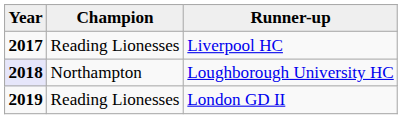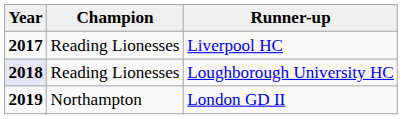(96, 72) Northampton -> (115, 72) Reading Lionesses
(115, 99) Reading Lionesses -> (96, 99) Northampton
